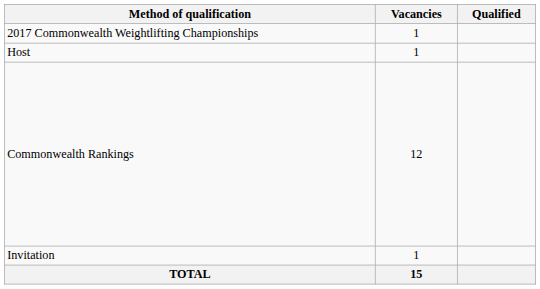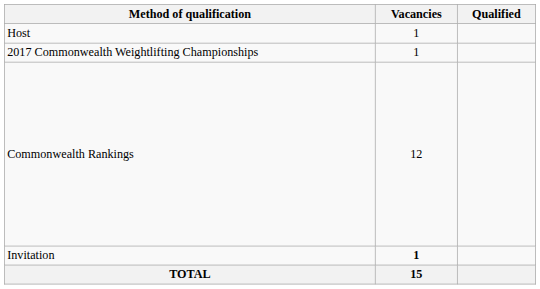rows swapped: (19, 52) <-> (133, 33)
(416, 255) normal -> (416, 255) bold
